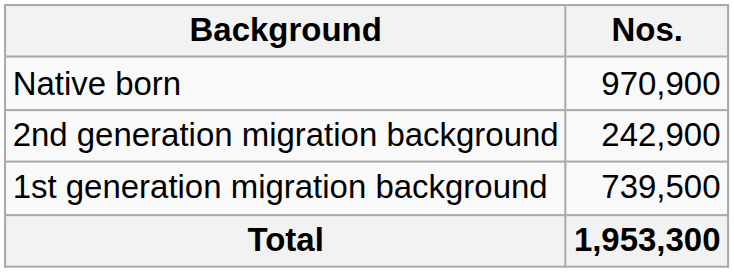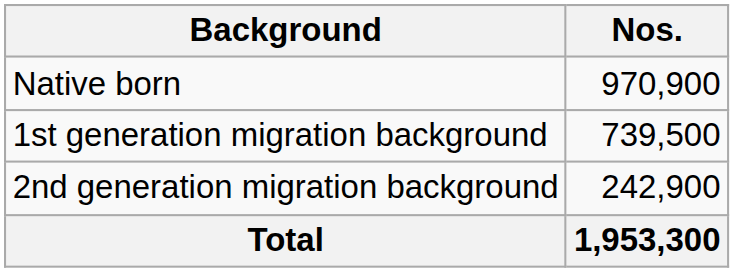rows swapped: (280, 187) <-> (286, 135)
